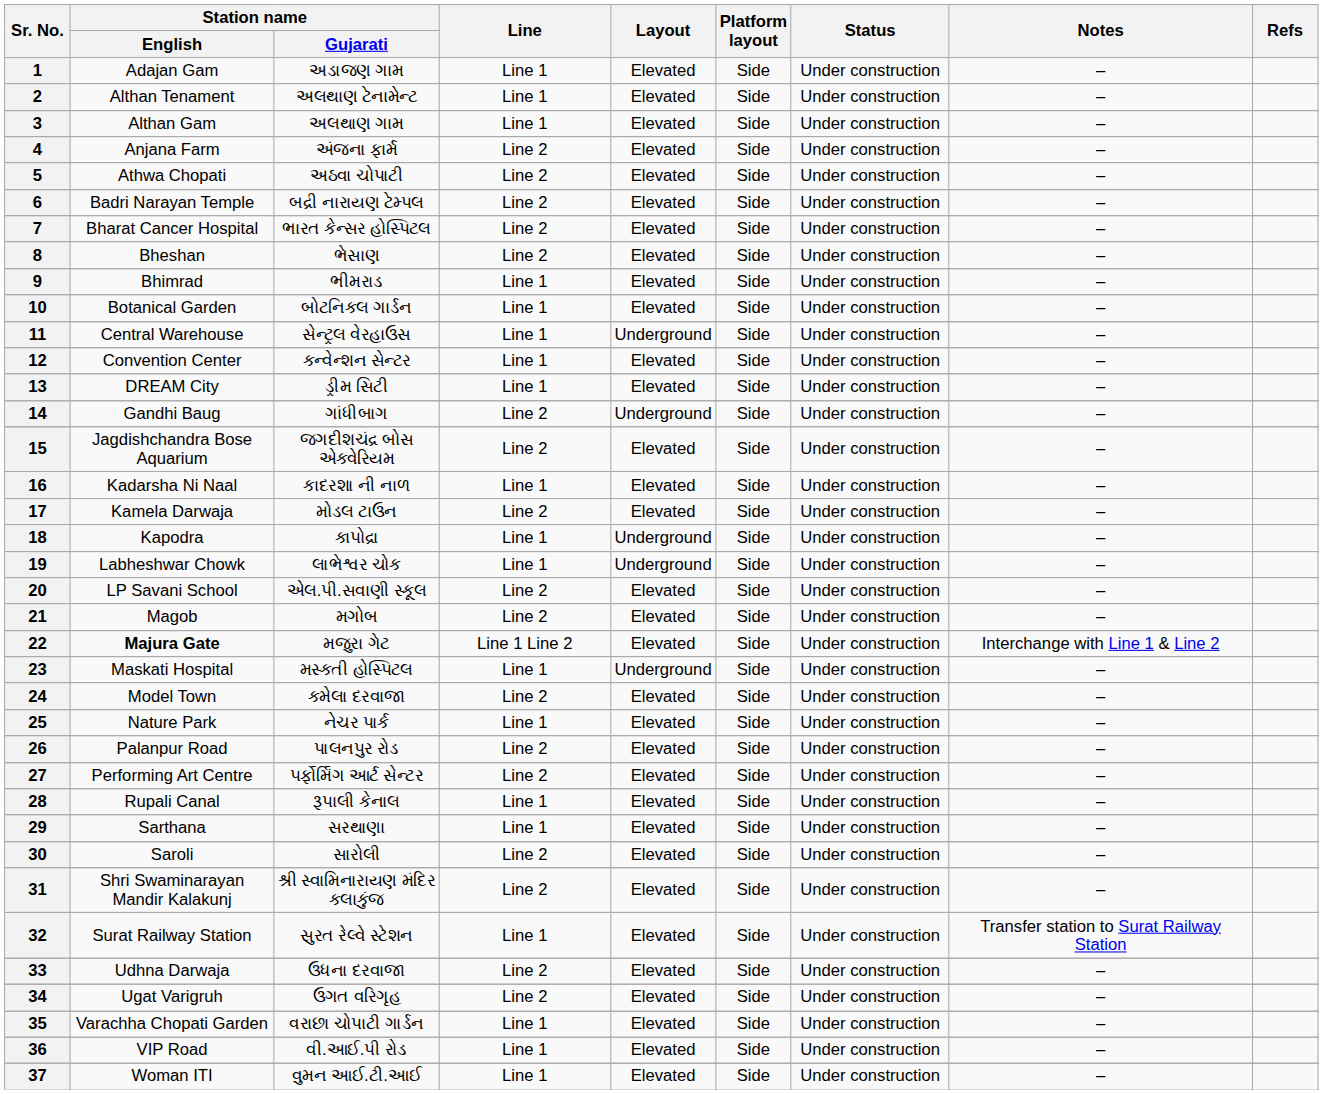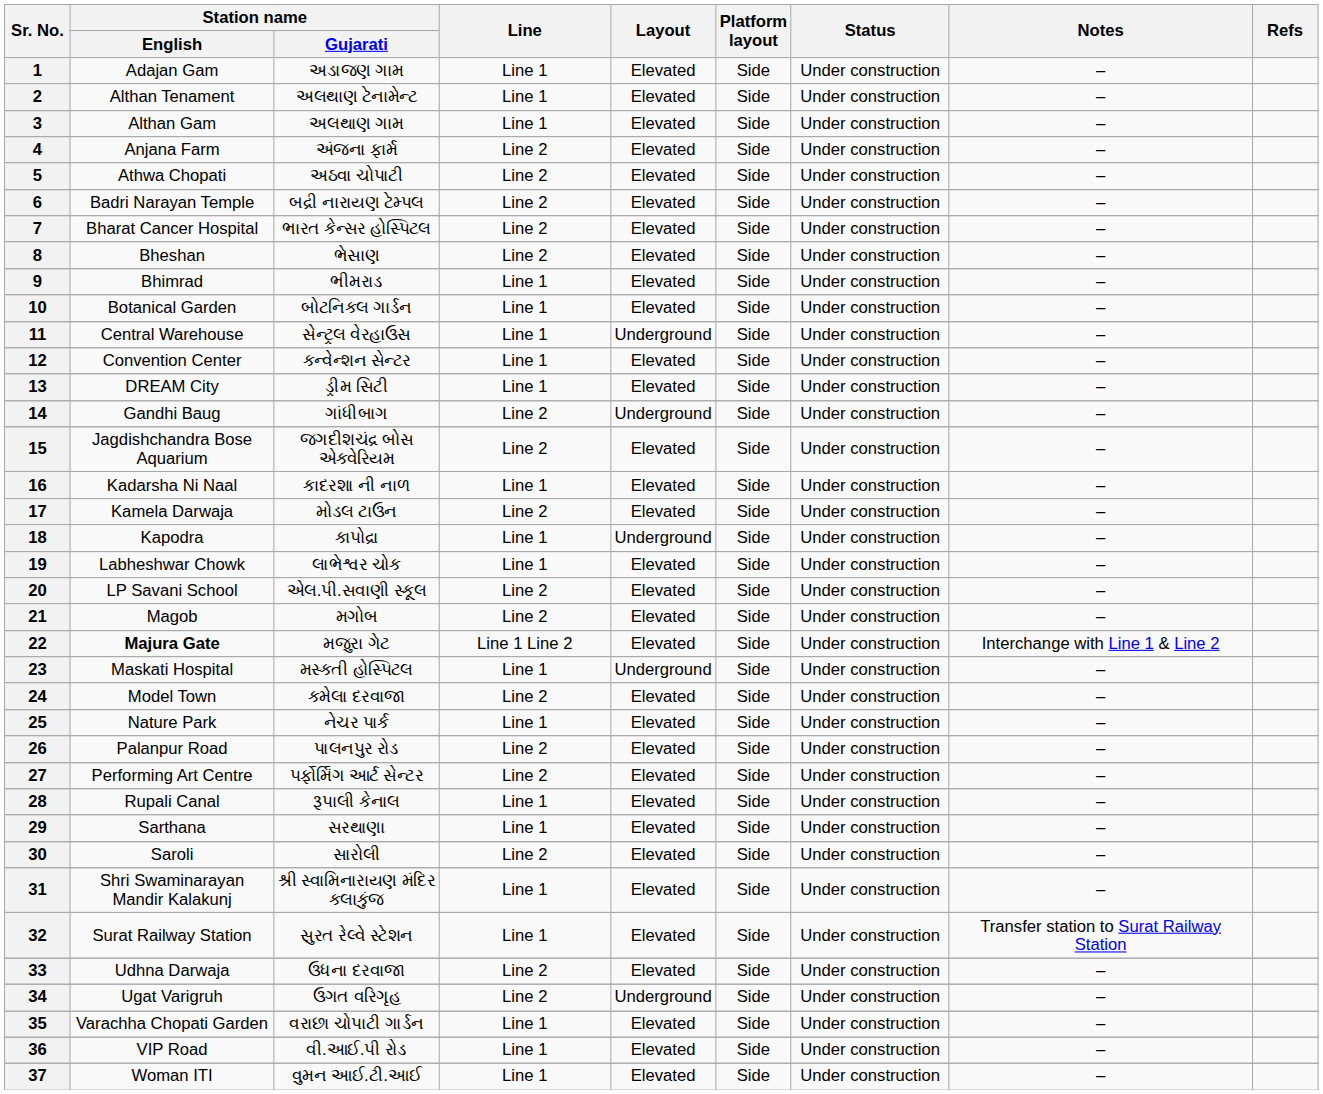(663, 564) Underground -> (663, 564) Elevated
(525, 890) Line 2 -> (525, 890) Line 1
(663, 997) Elevated -> (663, 997) Underground
